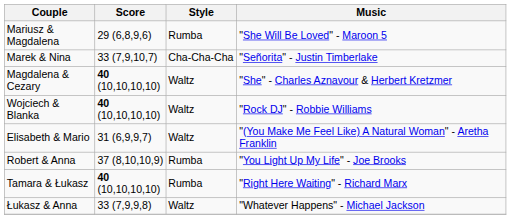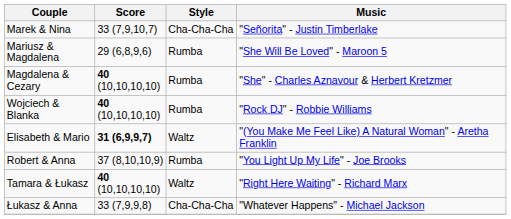rows swapped: (33, 35) <-> (39, 58)
(181, 80) Waltz -> (185, 80) Rumba
(181, 109) Waltz -> (185, 109) Rumba
(124, 138) normal -> (124, 138) bold
(185, 183) Rumba -> (181, 183) Waltz
(181, 206) Waltz -> (201, 206) Cha-Cha-Cha
